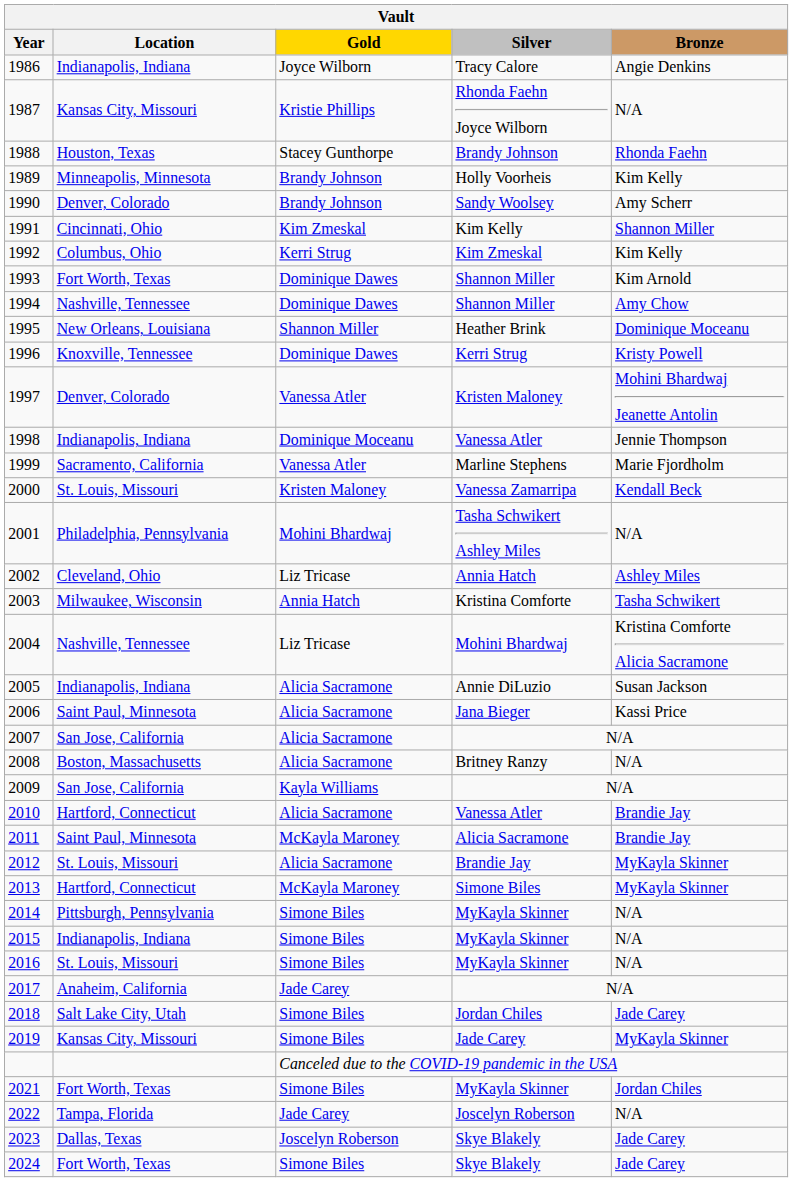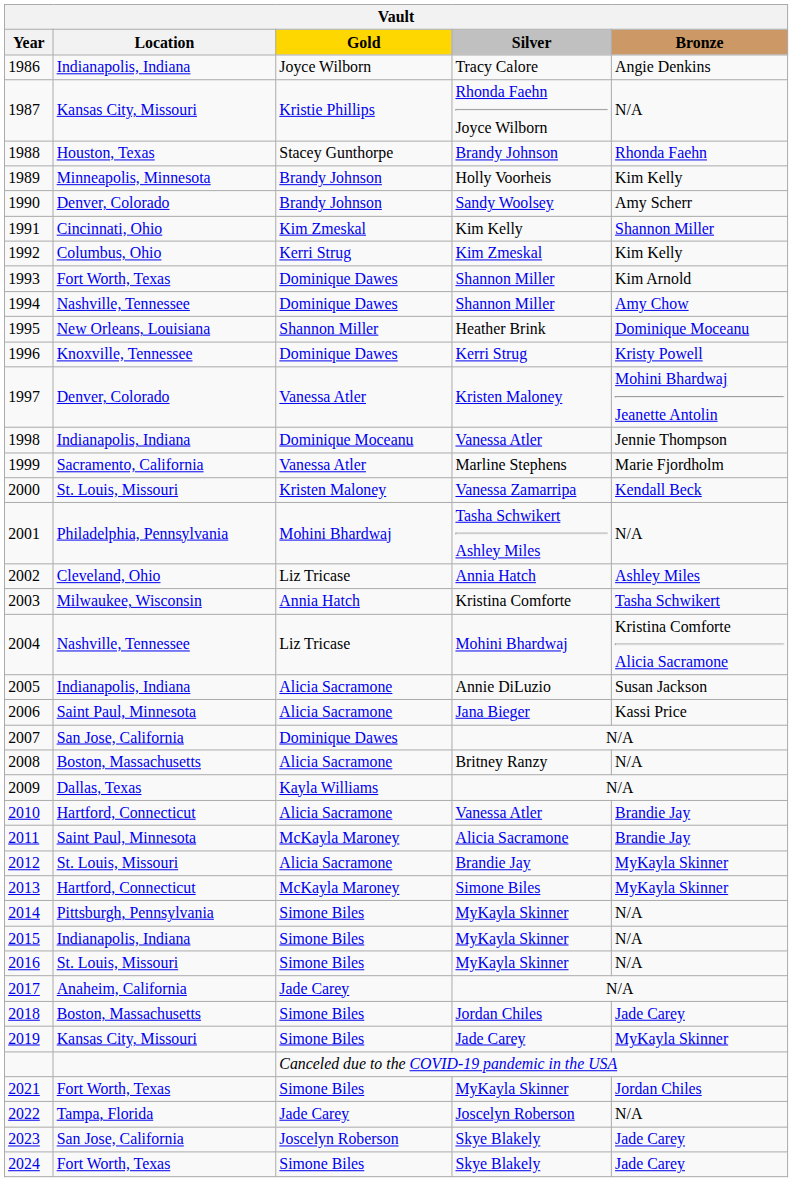(336, 737) Alicia Sacramone -> (339, 737) Dominique Dawes
(120, 787) San Jose, California -> (99, 787) Dallas, Texas
(121, 1013) Salt Lake City, Utah -> (129, 1013) Boston, Massachusetts
(99, 1139) Dallas, Texas -> (120, 1139) San Jose, California
